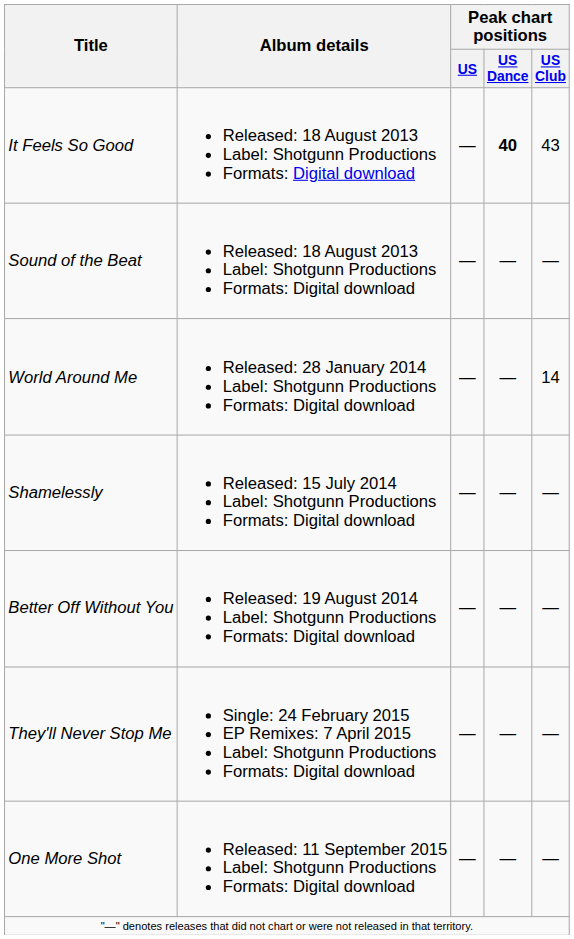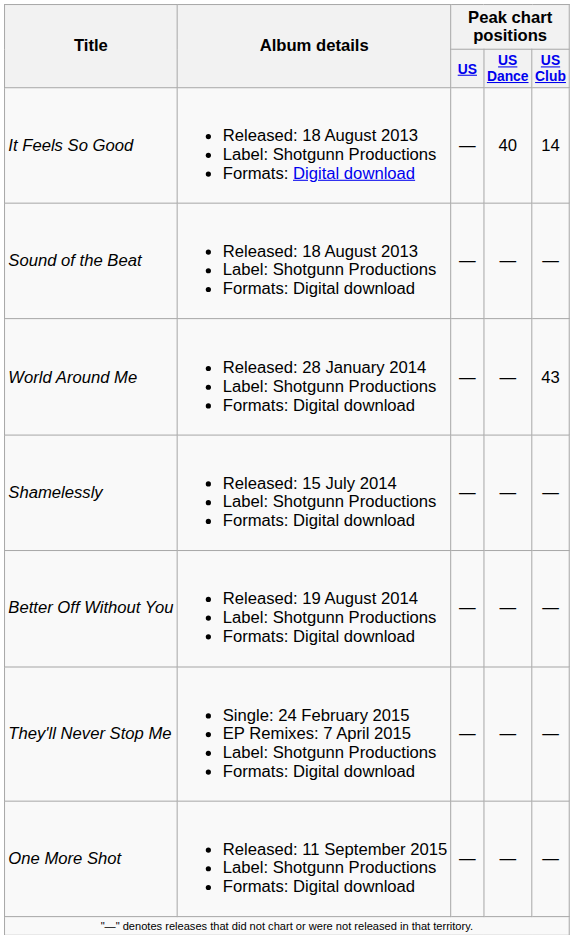(508, 145) bold -> (508, 145) normal
(550, 145) 43 -> (550, 145) 14
(550, 376) 14 -> (550, 376) 43
